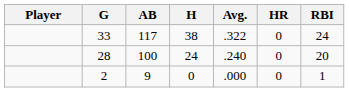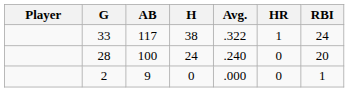(279, 35) 0 -> (279, 35) 1
